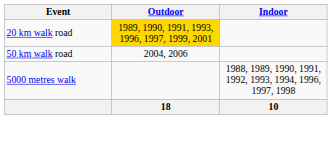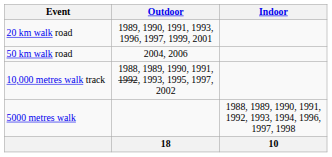(166, 33) gold background -> (166, 33) no background
+ row: (56, 80)
